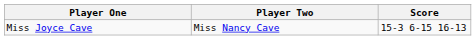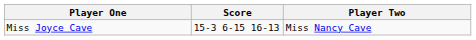columns swapped: (285, 12) <-> (424, 12)
